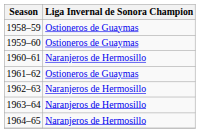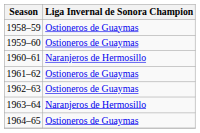(96, 89) Naranjeros de Hermosillo -> (92, 89) Ostioneros de Guaymas
(96, 120) Naranjeros de Hermosillo -> (92, 120) Ostioneros de Guaymas
